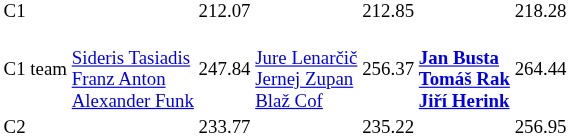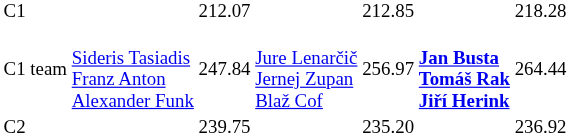(388, 68) 256.37 -> (388, 68) 256.97
(225, 126) 233.77 -> (225, 126) 239.75
(388, 126) 235.22 -> (388, 126) 235.20
(541, 126) 256.95 -> (541, 126) 236.92
